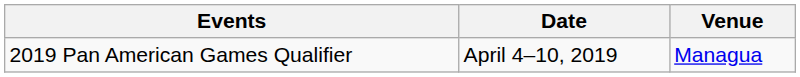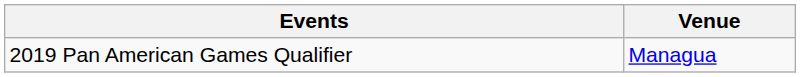- column: (564, 21)
